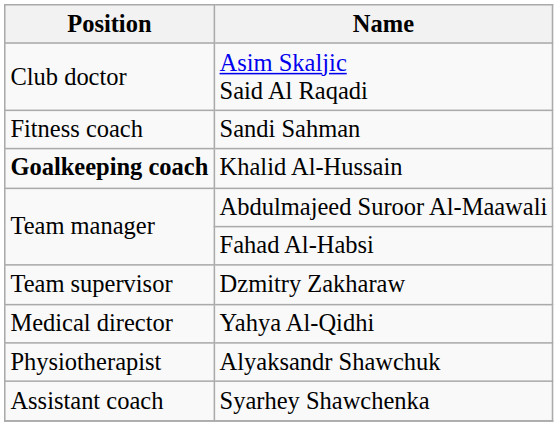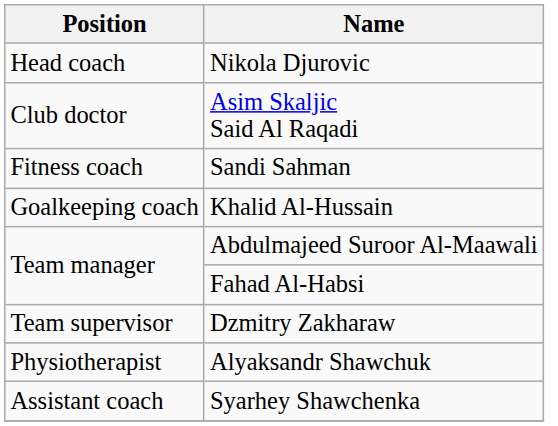+ row: (290, 62)
(109, 167) bold -> (105, 206) normal
- row: (297, 323)
